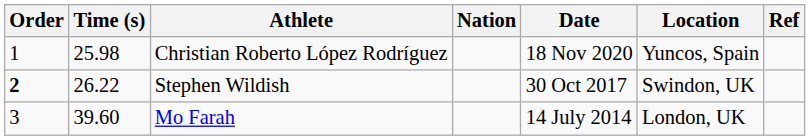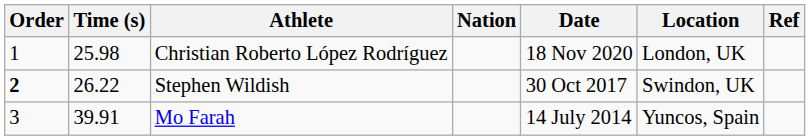(701, 53) Yuncos, Spain -> (694, 53) London, UK
(96, 118) 39.60 -> (96, 118) 39.91
(694, 118) London, UK -> (701, 118) Yuncos, Spain
